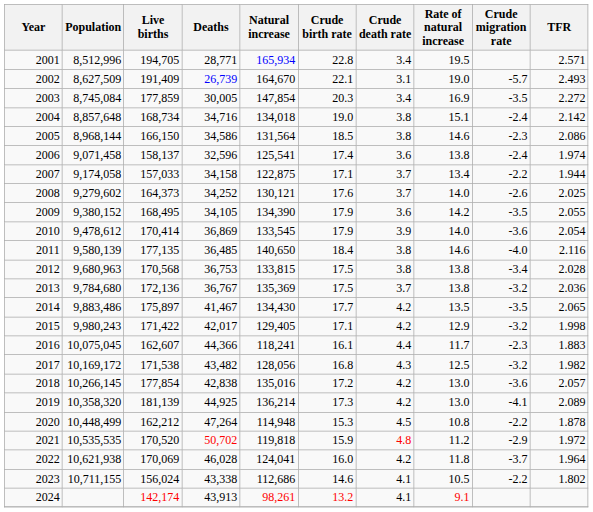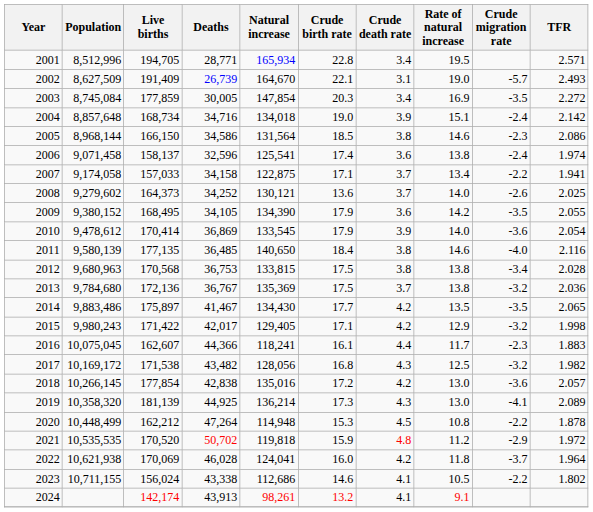(404, 117) 3.8 -> (404, 117) 3.9
(572, 174) 1.944 -> (572, 174) 1.941
(343, 193) 17.6 -> (343, 193) 13.6
(404, 402) 4.2 -> (404, 402) 4.3
